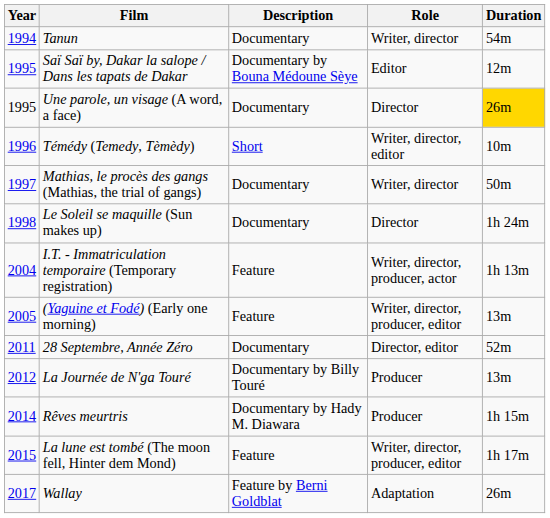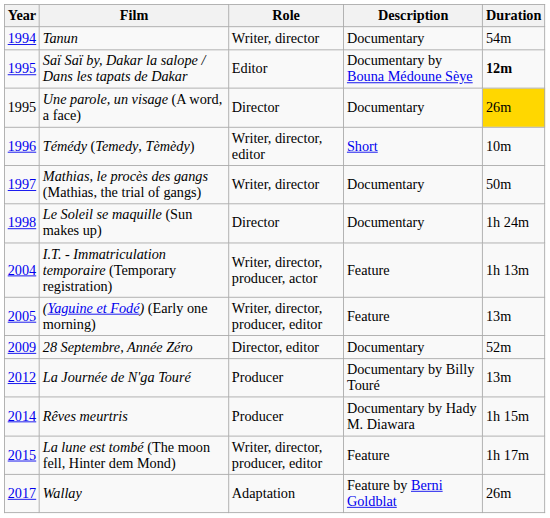columns swapped: (298, 15) <-> (425, 15)
(499, 68) normal -> (499, 68) bold
(22, 347) 2011 -> (22, 347) 2009
